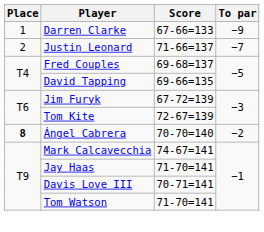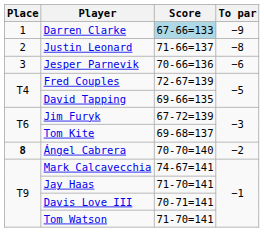(185, 30) no background -> (185, 30) lightblue background
(238, 47) −7 -> (238, 47) −8
+ row: (91, 64)
(185, 64) 69-68=137 -> (185, 82) 72-67=139
(185, 116) 72-67=139 -> (185, 133) 69-68=137
